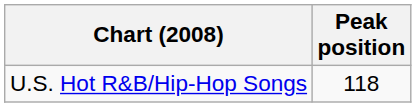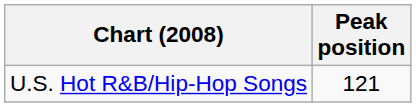(361, 83) 118 -> (361, 83) 121
